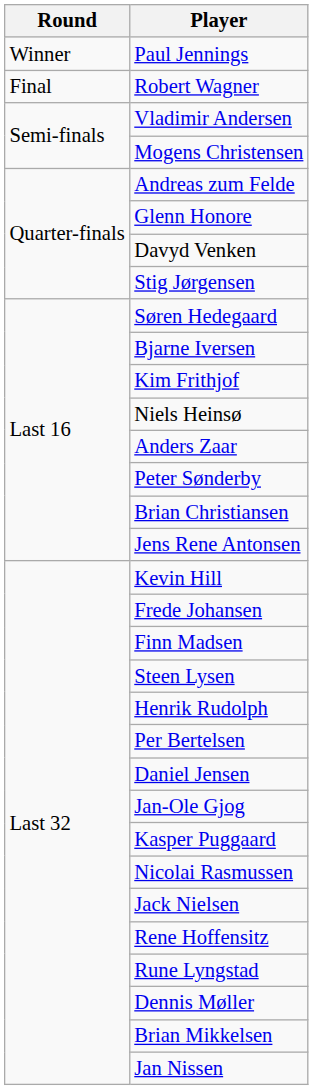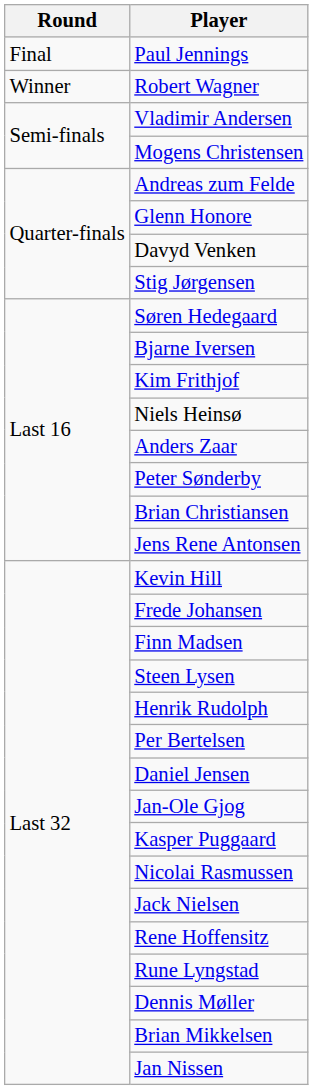(40, 53) Winner -> (31, 53) Final
(31, 86) Final -> (40, 86) Winner
